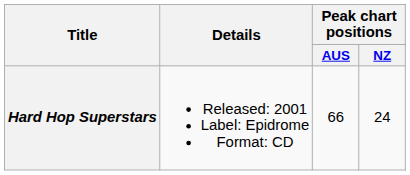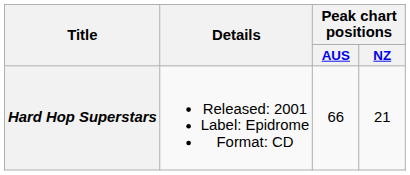(382, 117) 24 -> (382, 117) 21
